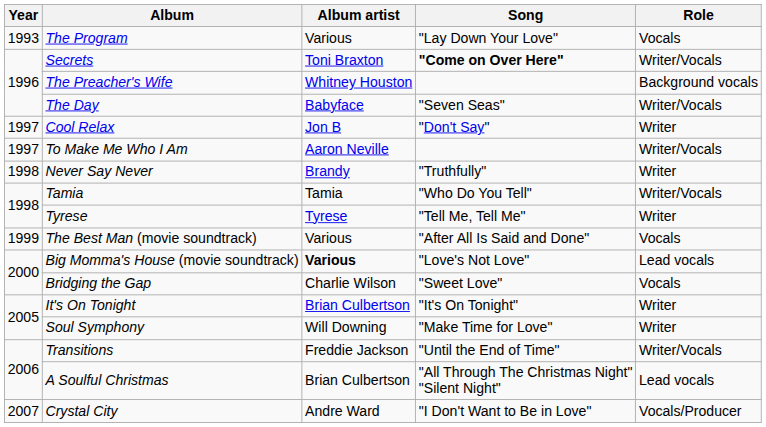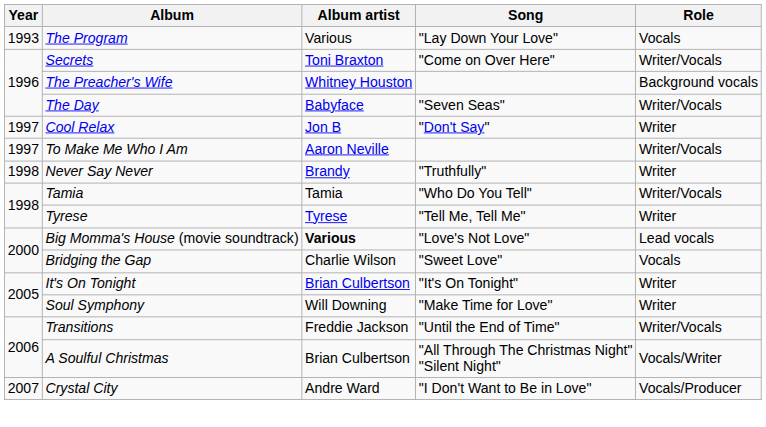(491, 60) bold -> (487, 60) normal
- row: (151, 238)
(677, 380) Lead vocals -> (680, 358) Vocals/Writer
